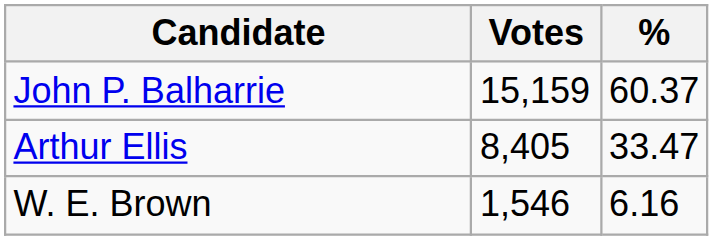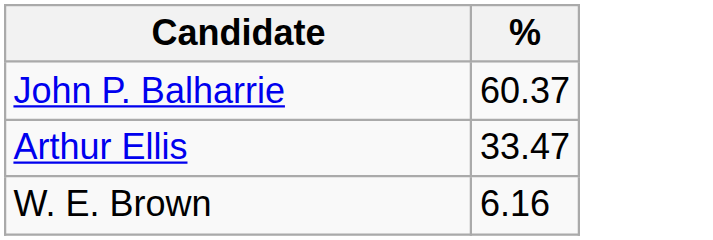- column: (536, 33)
